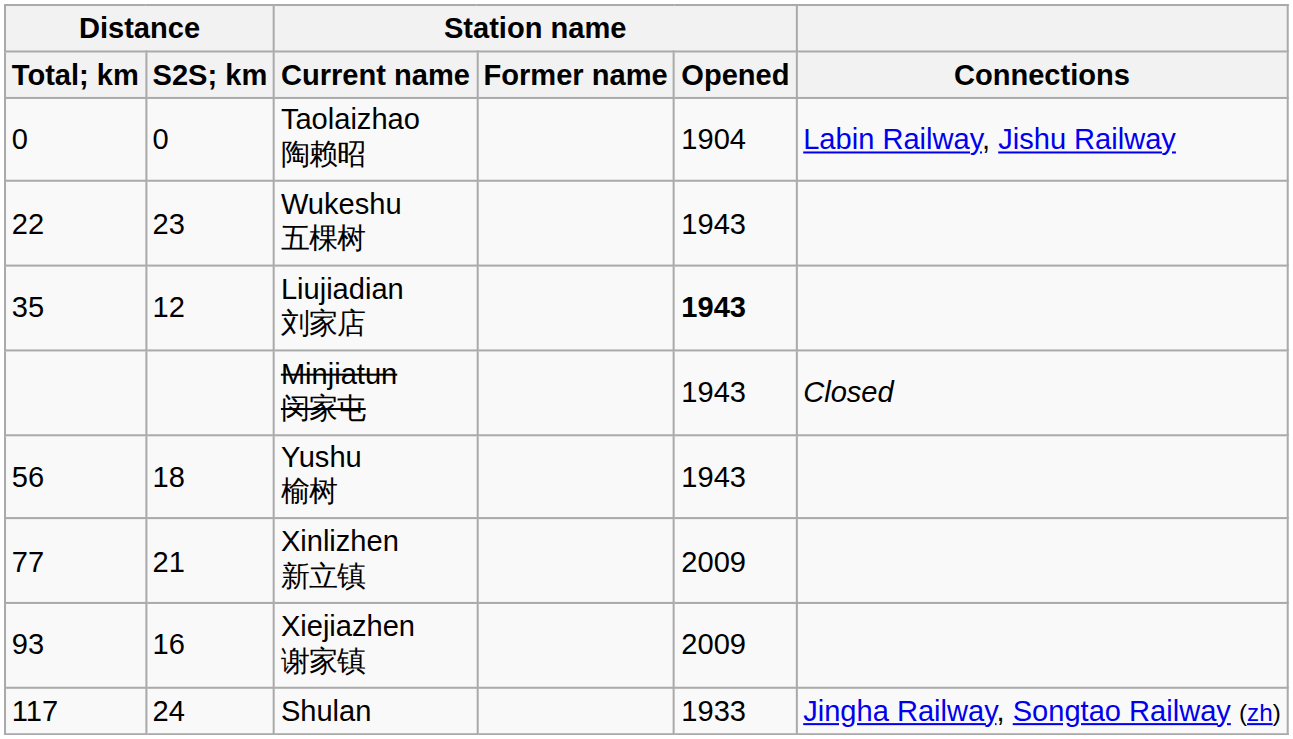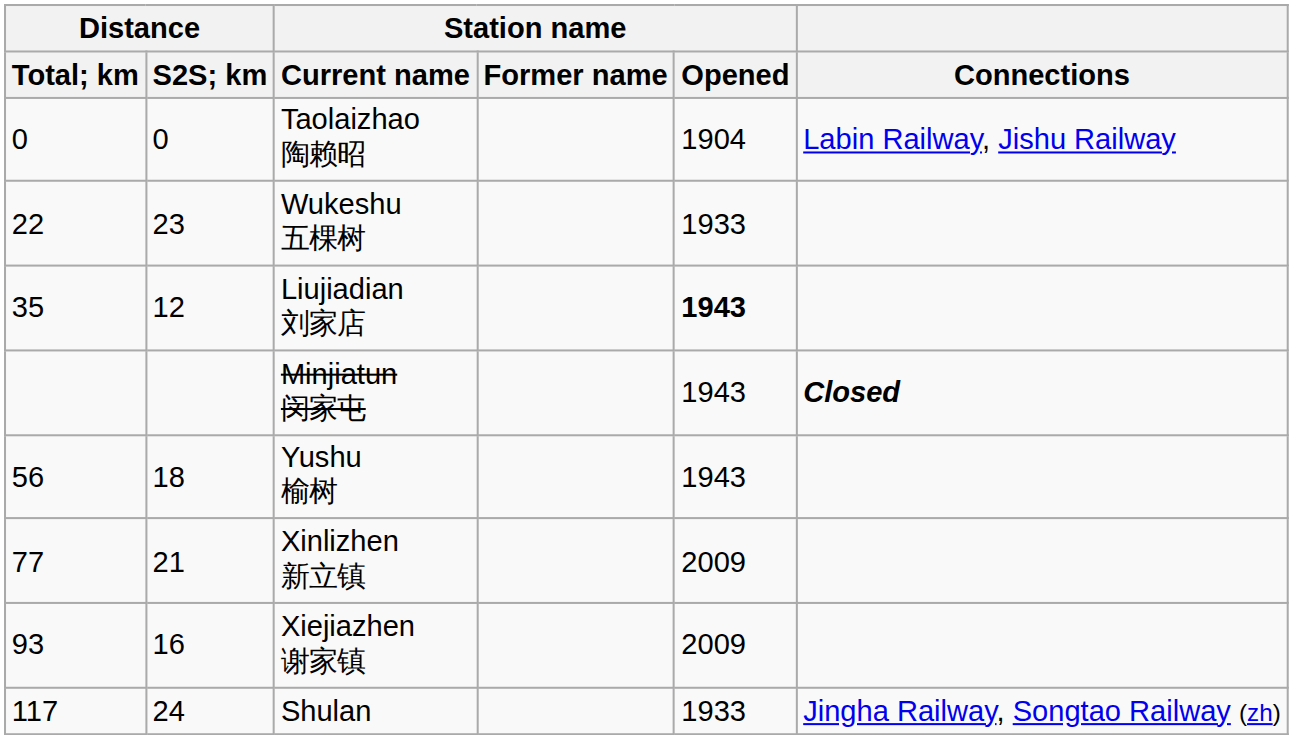(714, 224) 1943 -> (714, 224) 1933
(848, 392) normal -> (852, 392) bold
